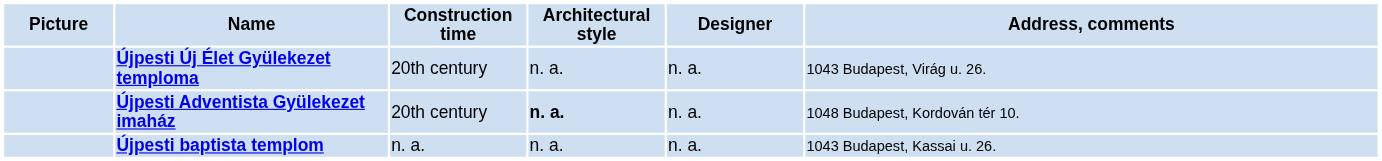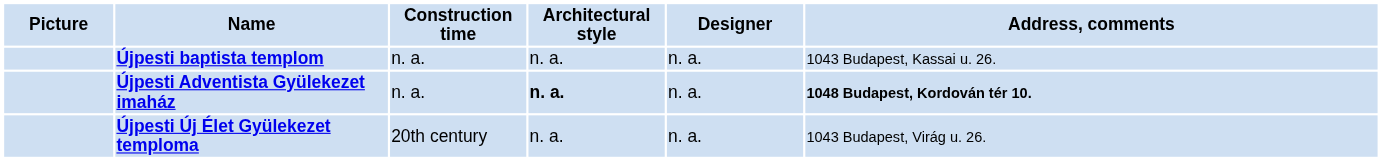rows swapped: (220, 145) <-> (224, 68)
(439, 112) 20th century -> (408, 92) n. a.
(913, 113) normal -> (919, 92) bold
